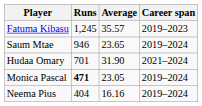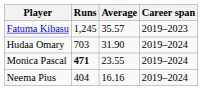- row: (30, 45)
(81, 61) 701 -> (81, 45) 703
(165, 61) 2021–2024 -> (165, 45) 2019–2024
(113, 77) 23.05 -> (113, 61) 23.55
